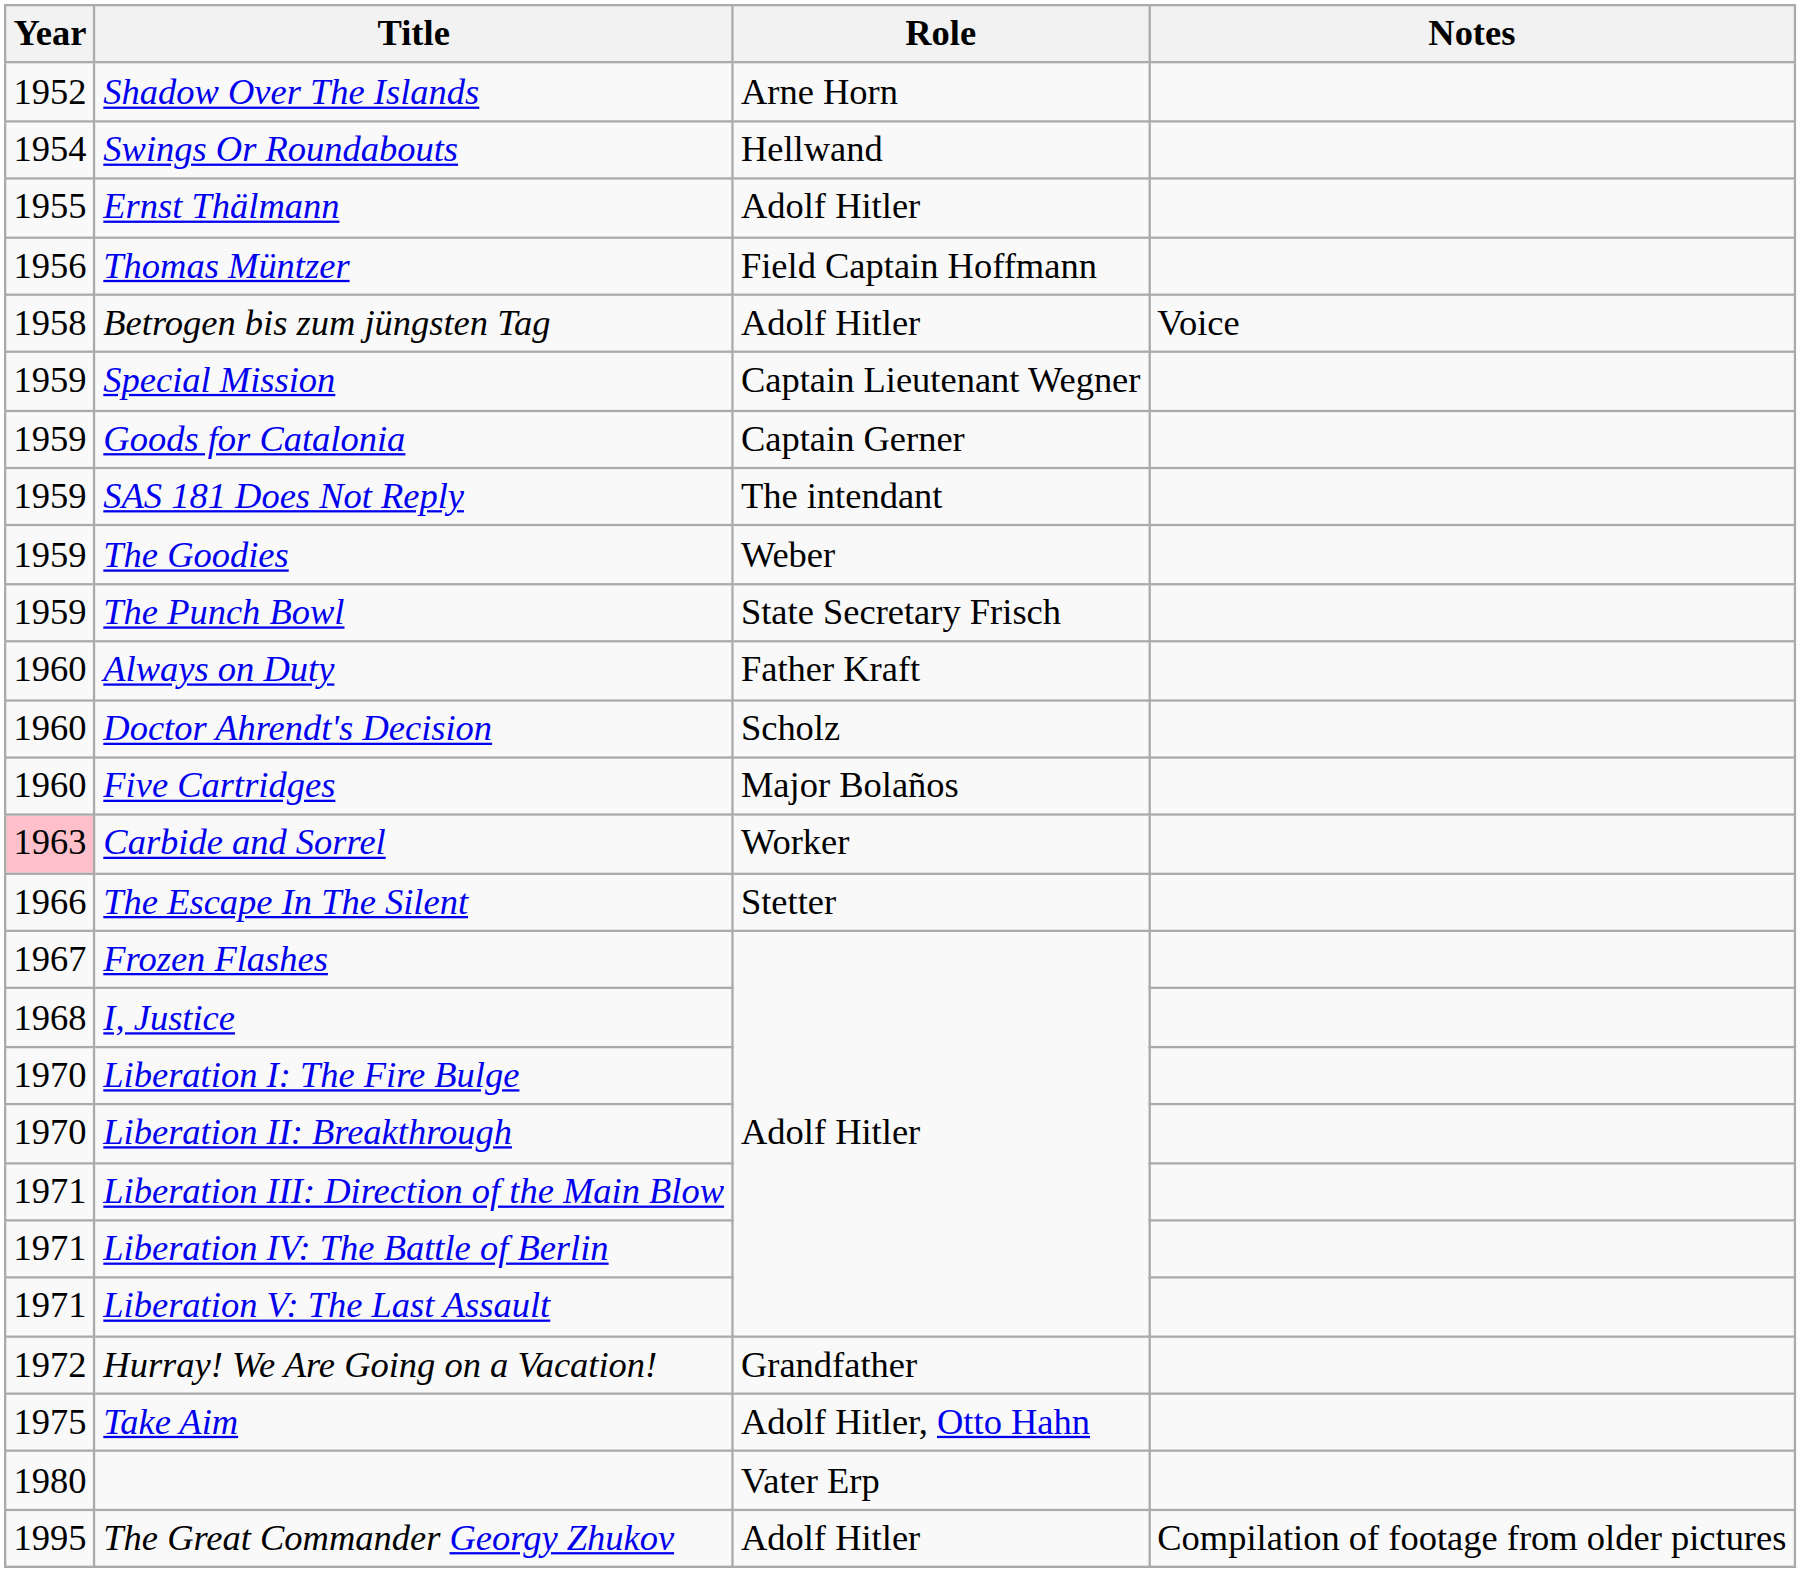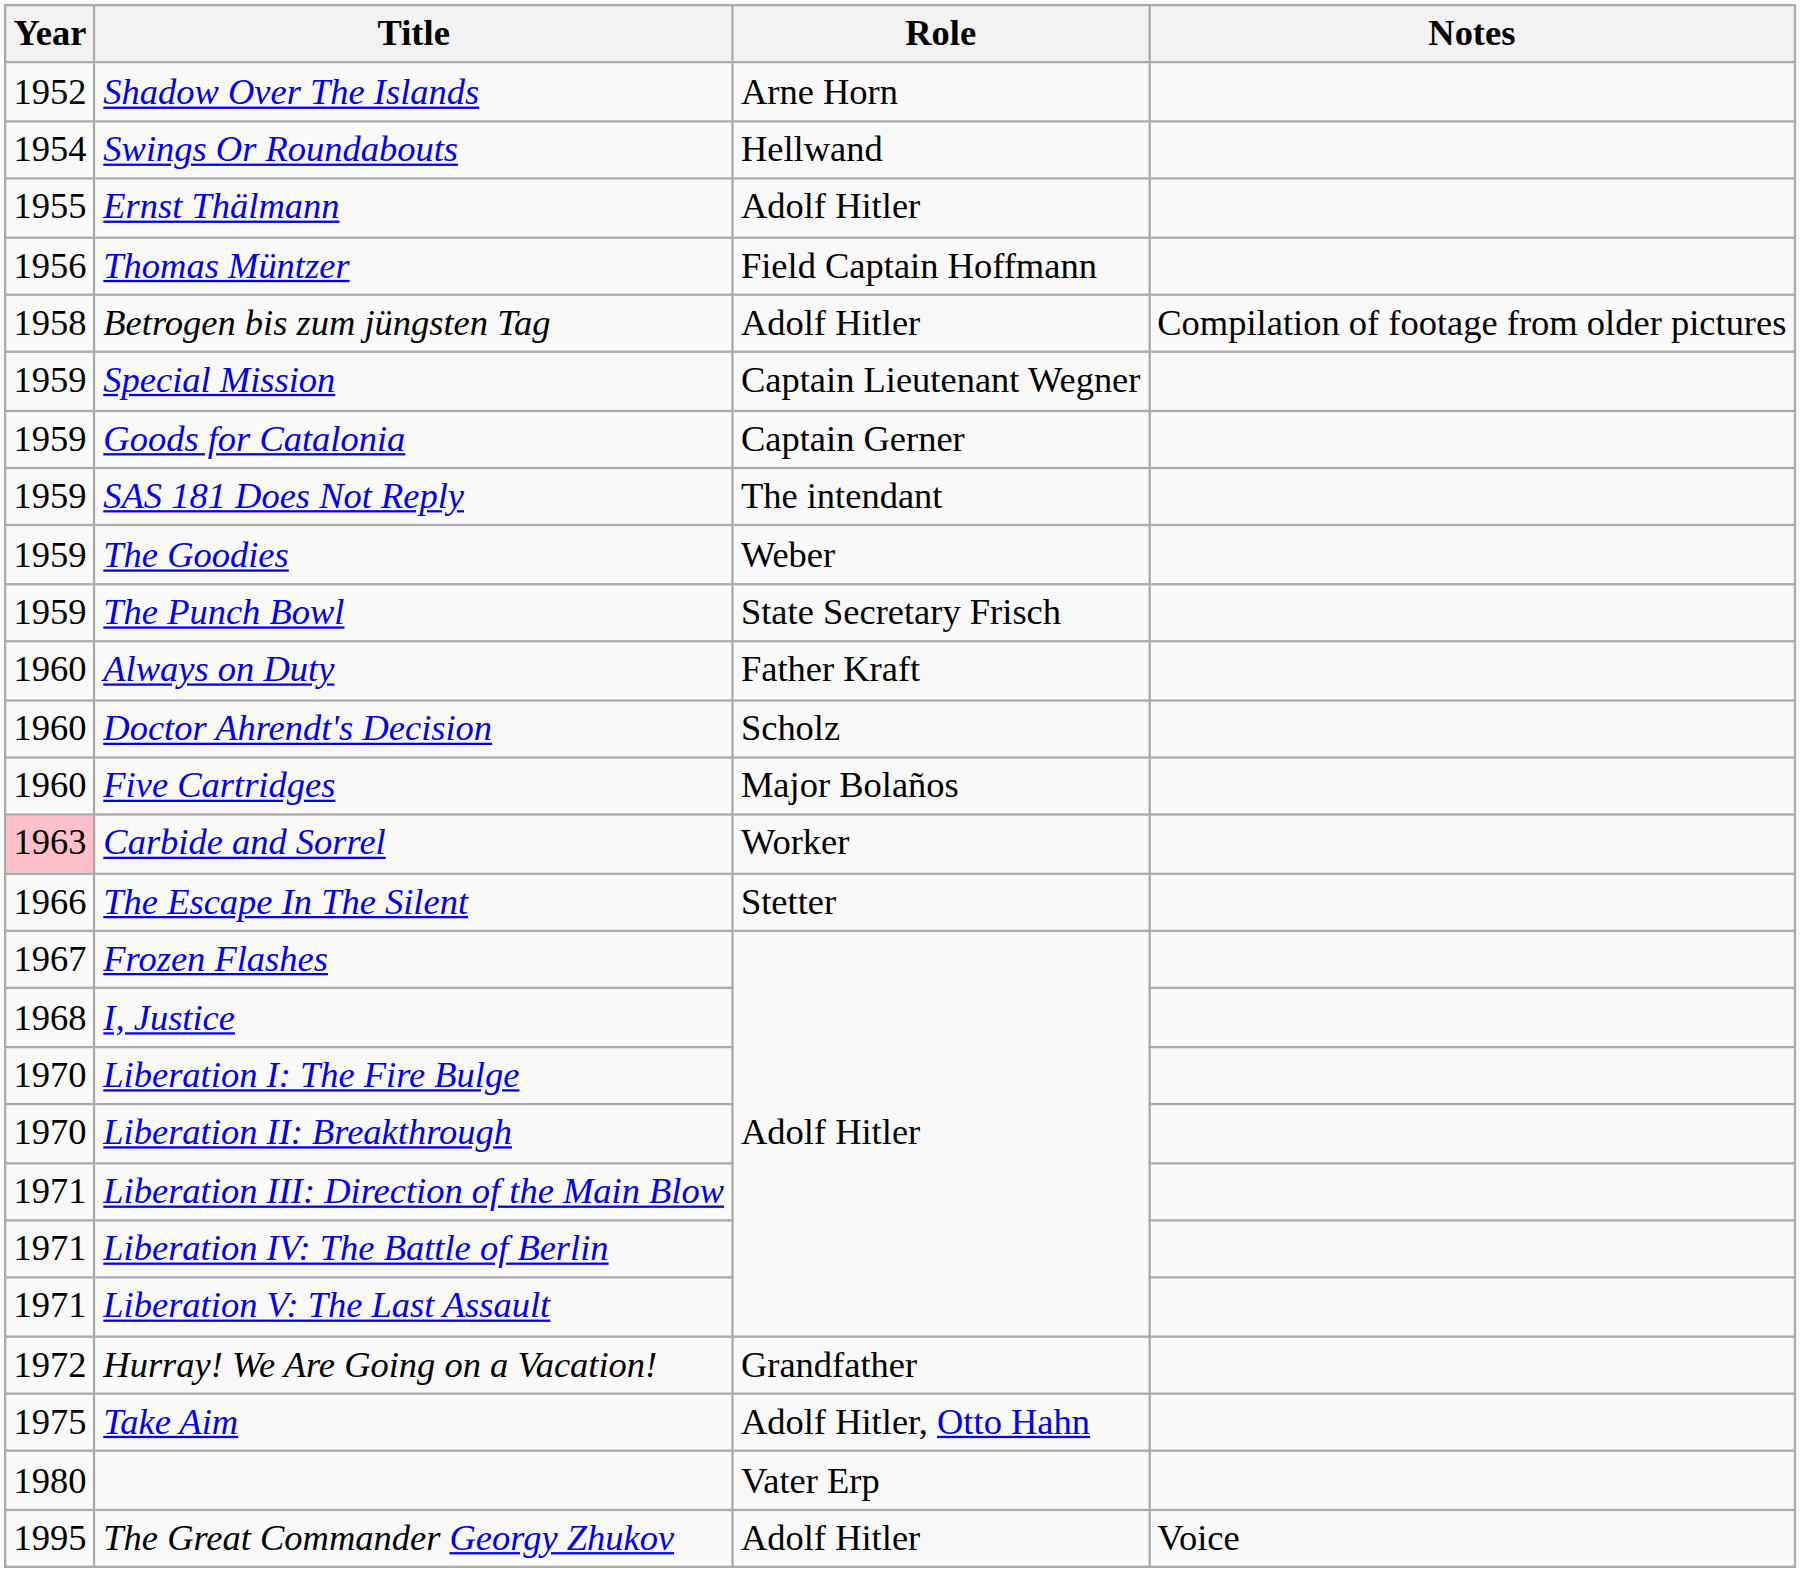(1198, 322) Voice -> (1472, 322) Compilation of footage from older pictures
(1472, 1537) Compilation of footage from older pictures -> (1198, 1537) Voice
